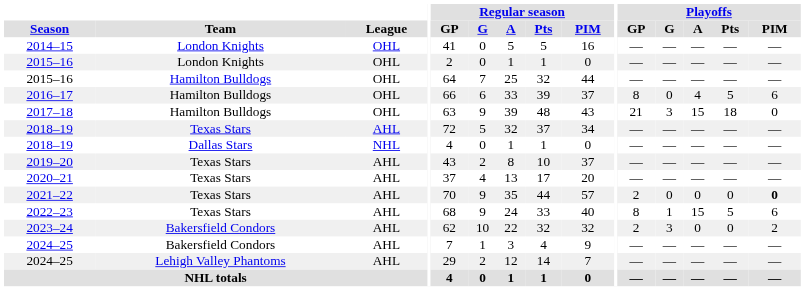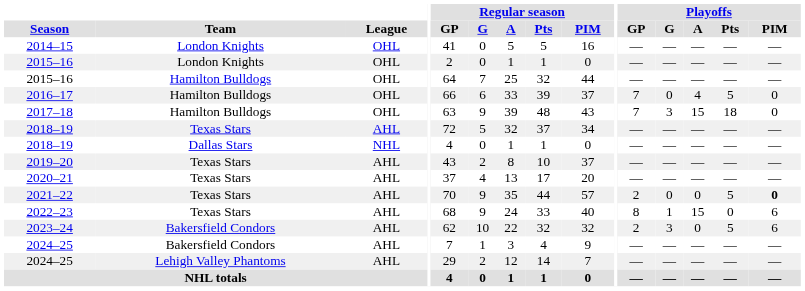(636, 95) 8 -> (636, 95) 7
(775, 95) 6 -> (775, 95) 0
(636, 111) 21 -> (636, 111) 7
(730, 194) 0 -> (730, 194) 5
(730, 211) 5 -> (730, 211) 0
(730, 228) 0 -> (730, 228) 5
(775, 228) 2 -> (775, 228) 6
